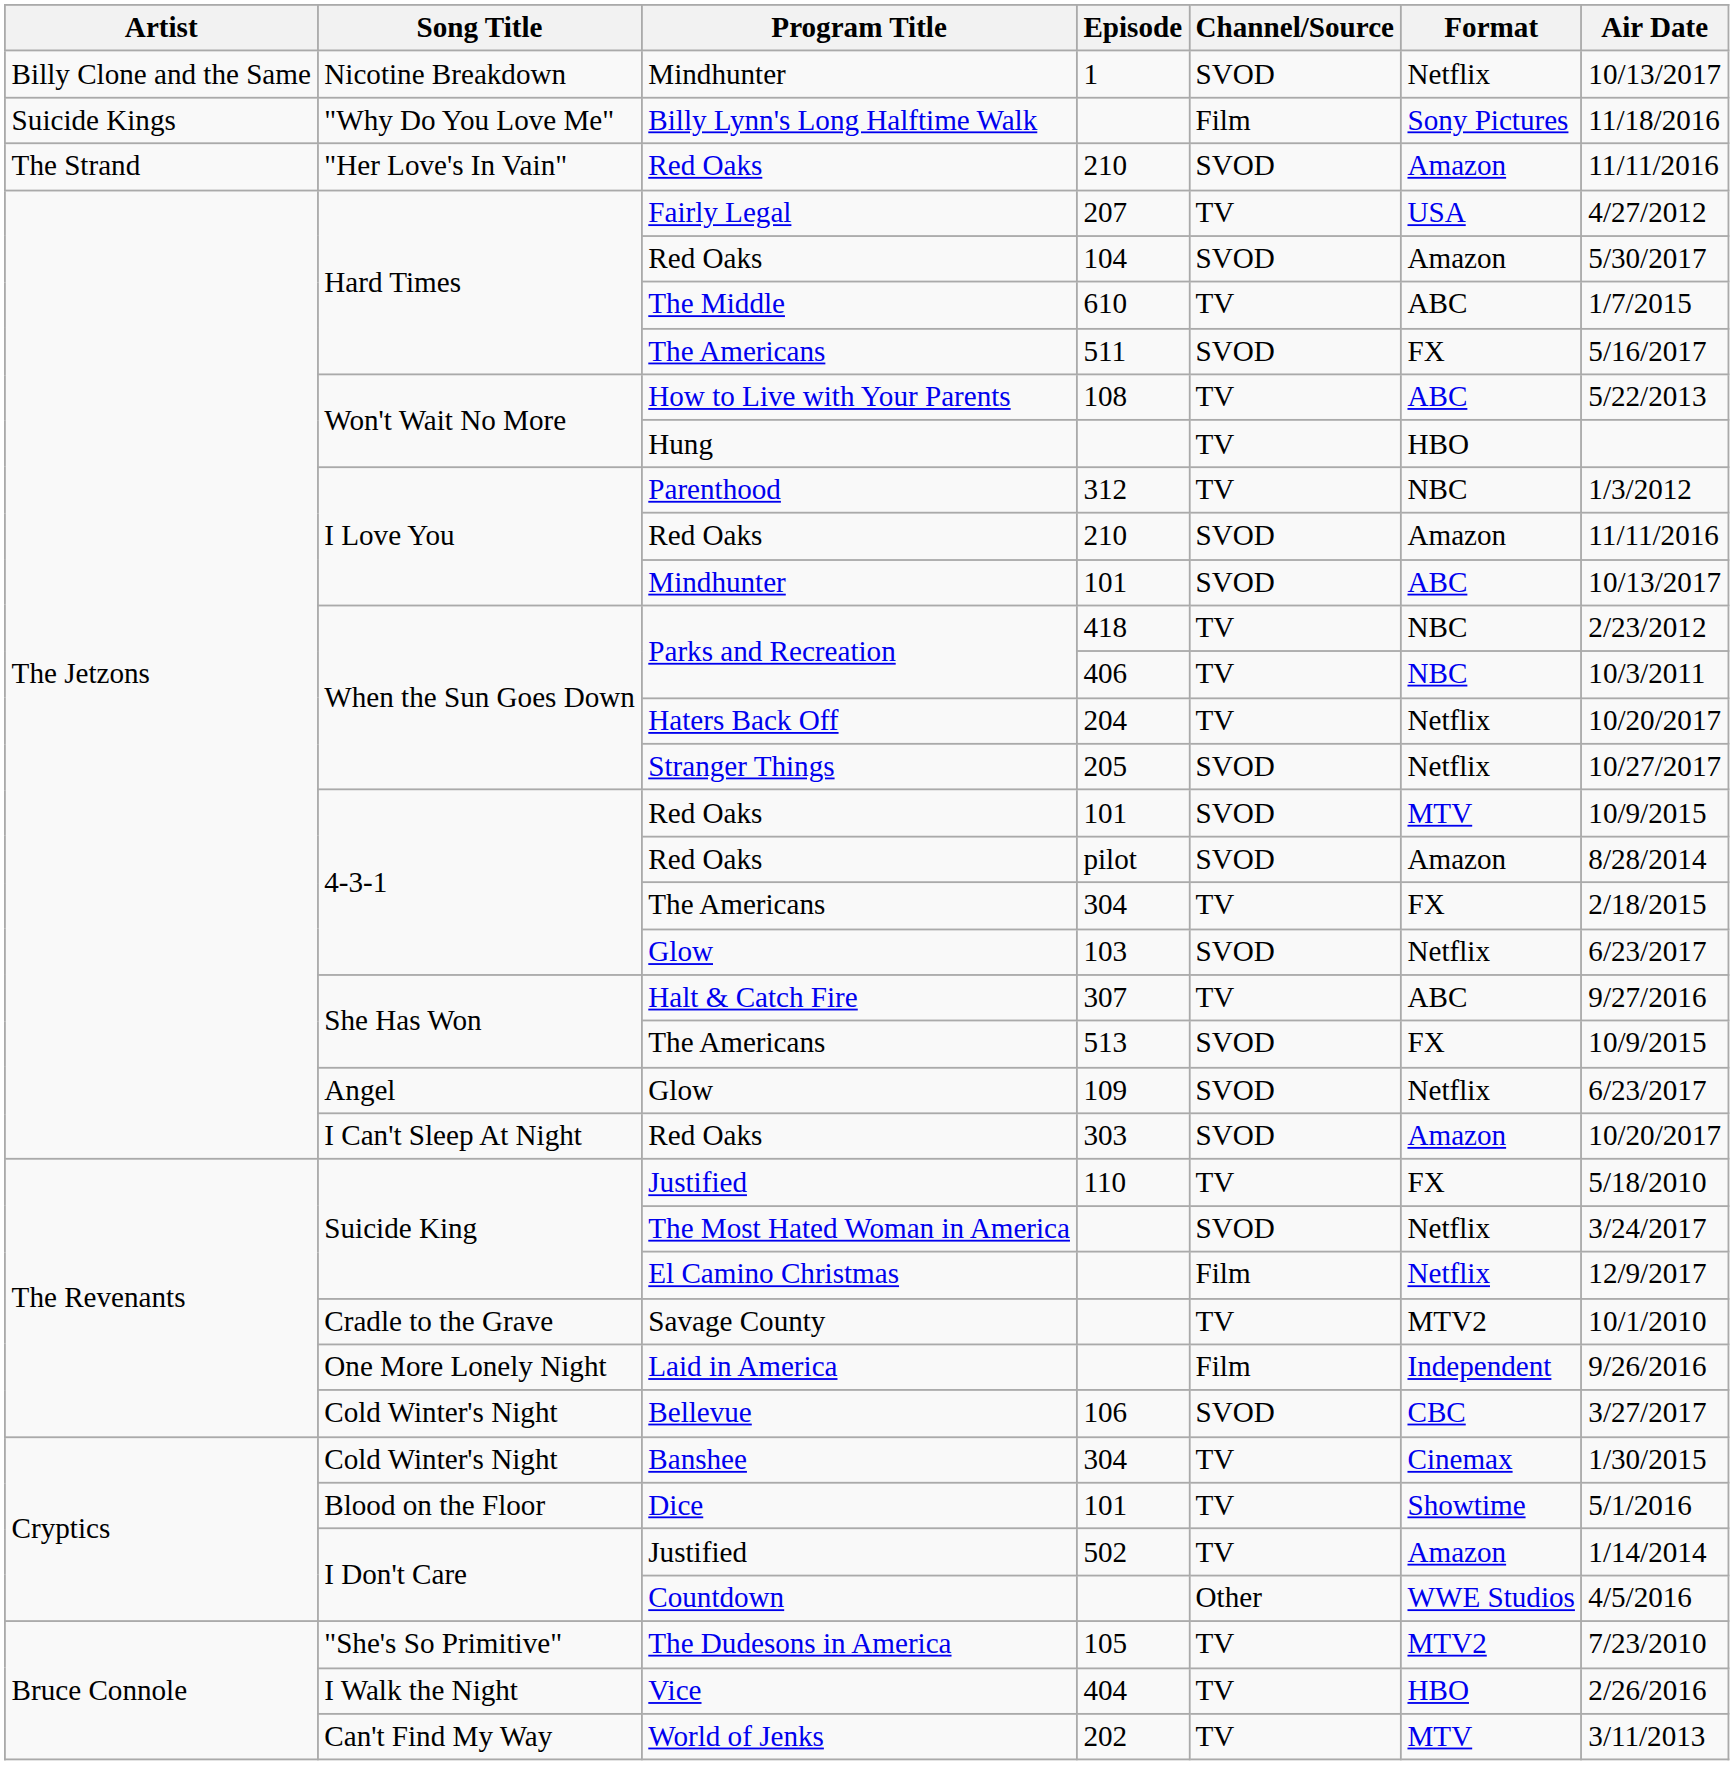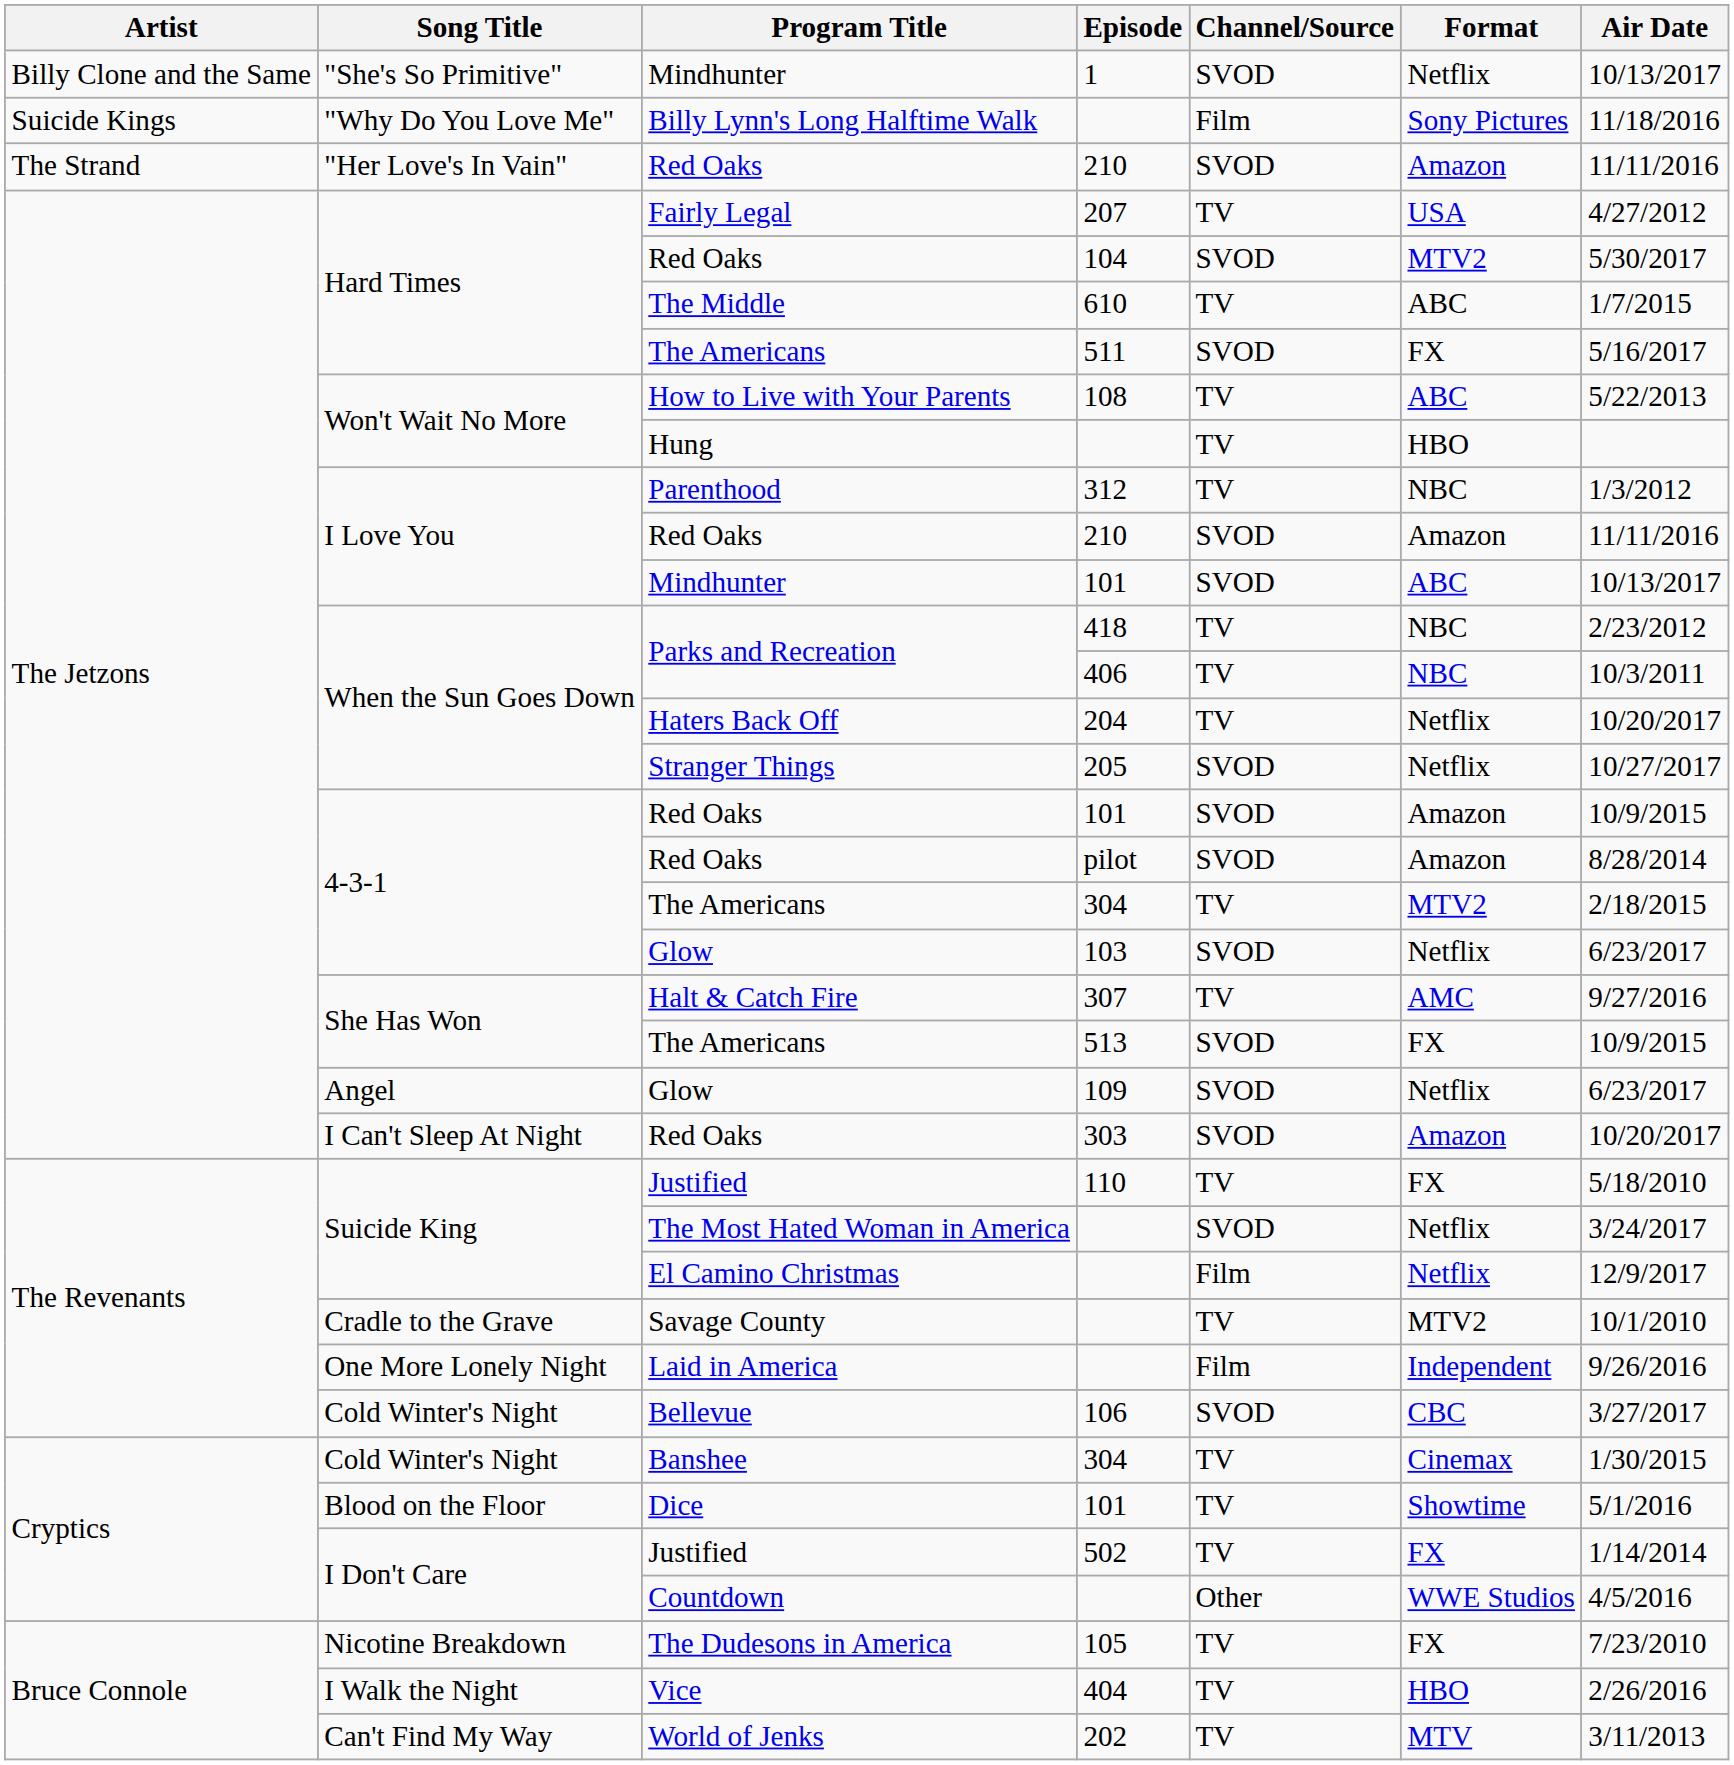(445, 73) Nicotine Breakdown -> (443, 73) "She's So Primitive"
(1457, 258) Amazon -> (1447, 258) MTV2
(1440, 812) MTV -> (1457, 812) Amazon
(1426, 905) FX -> (1447, 905) MTV2
(1437, 997) ABC -> (1441, 997) AMC
(1457, 1551) Amazon -> (1426, 1551) FX
(443, 1643) "She's So Primitive" -> (445, 1643) Nicotine Breakdown
(1447, 1643) MTV2 -> (1426, 1643) FX
